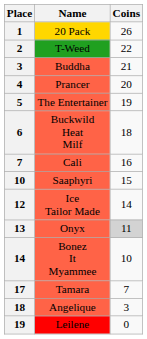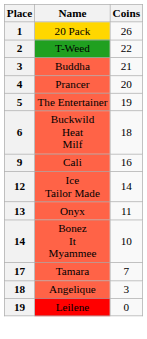(20, 162) 7 -> (20, 162) 9
- row: (72, 180)
(126, 228) lightgrey background -> (126, 211) no background
